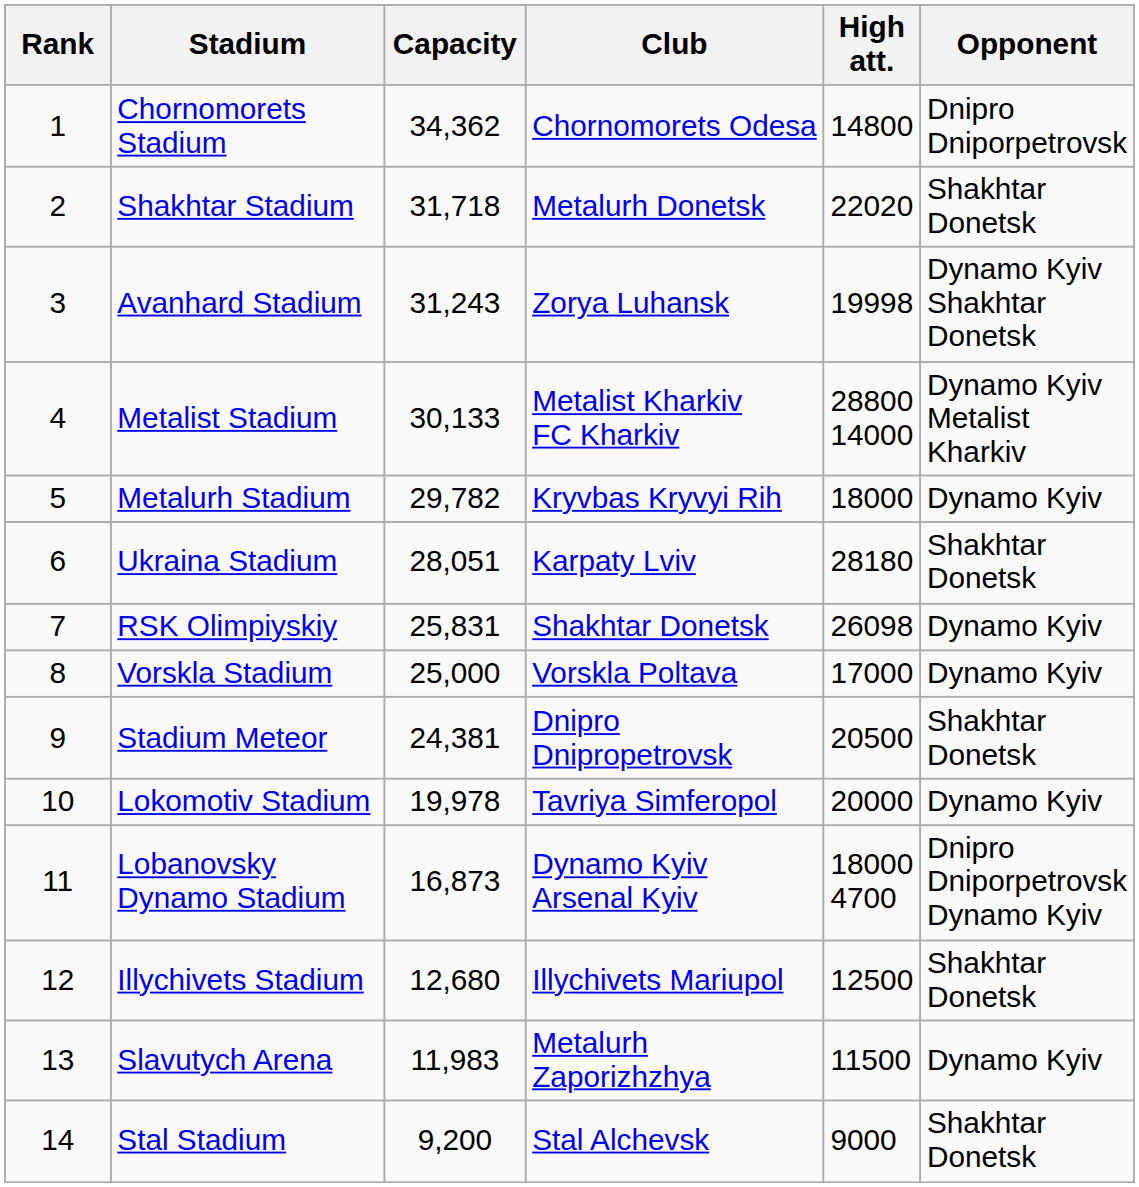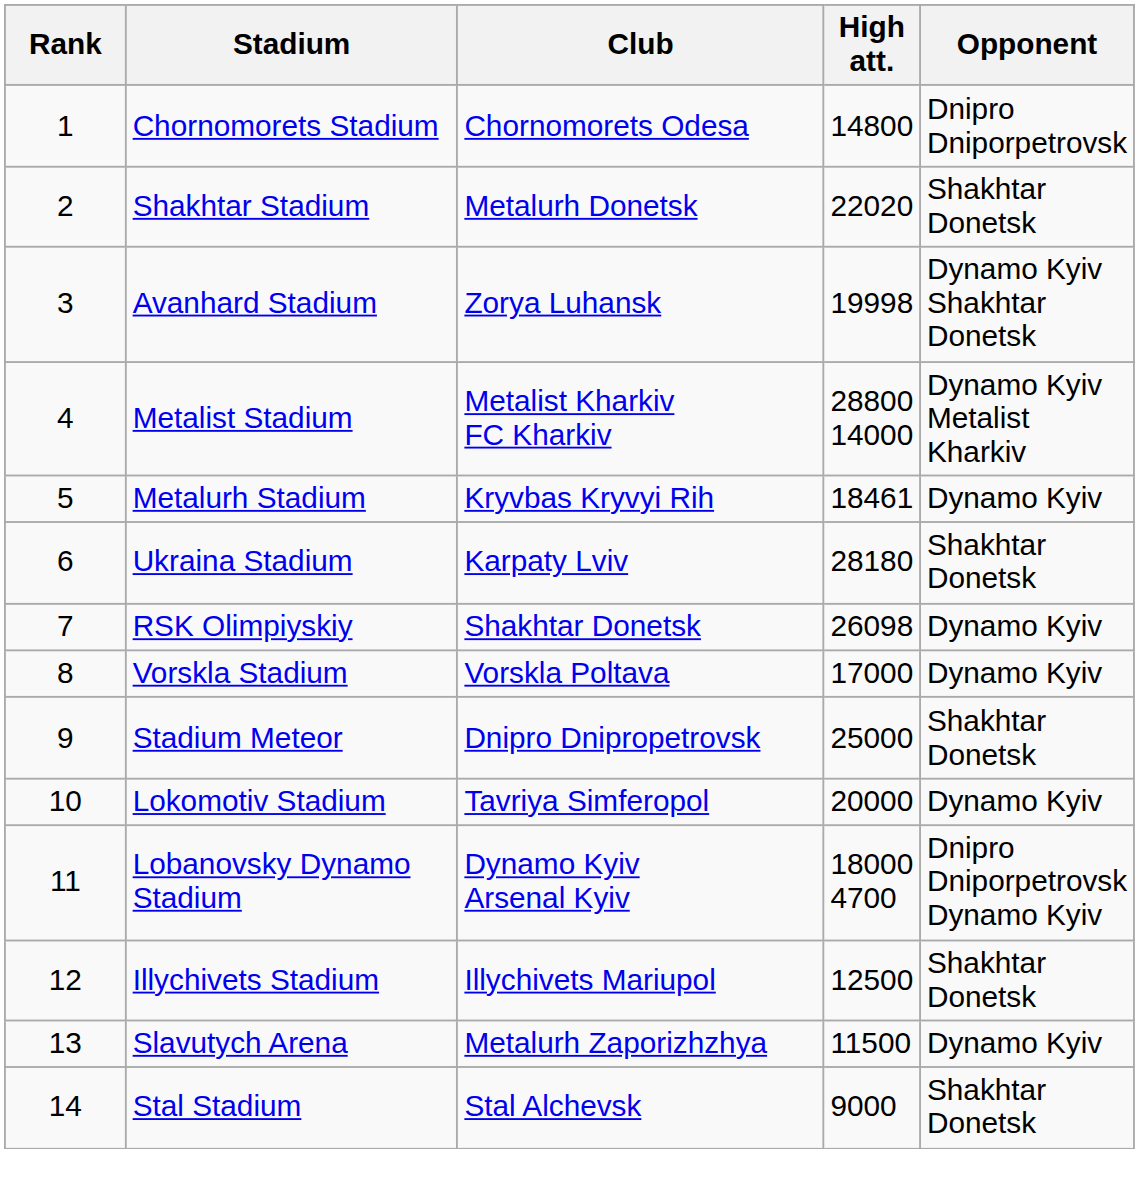- column: (455, 44)
(872, 498) 18000 -> (872, 498) 18461
(872, 737) 20500 -> (872, 737) 25000
